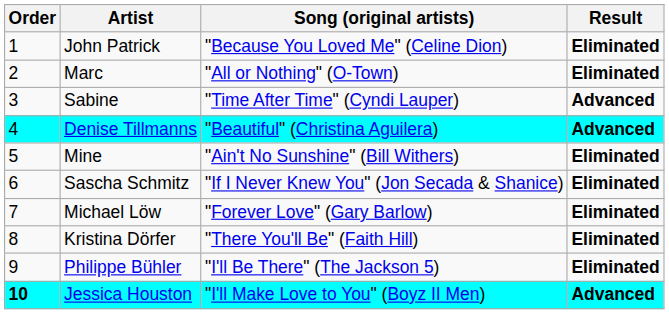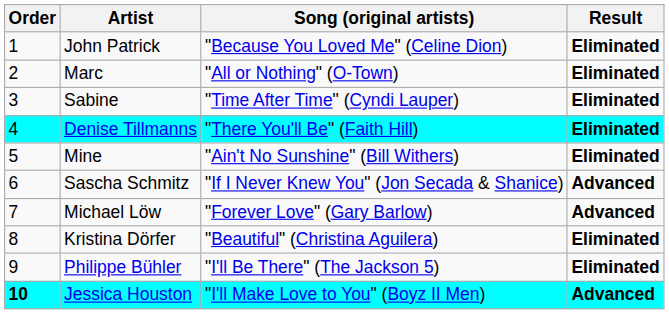(613, 101) Advanced -> (616, 101) Eliminated
(322, 128) "Beautiful" (Christina Aguilera) -> (312, 128) "There You'll Be" (Faith Hill)
(613, 128) Advanced -> (616, 128) Eliminated
(616, 184) Eliminated -> (613, 184) Advanced
(616, 211) Eliminated -> (613, 211) Advanced
(312, 239) "There You'll Be" (Faith Hill) -> (322, 239) "Beautiful" (Christina Aguilera)
